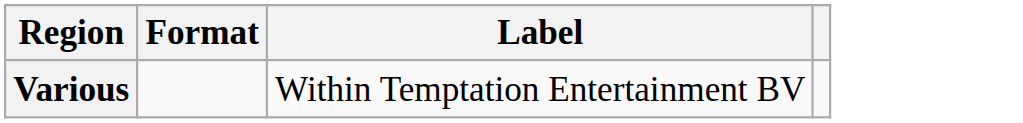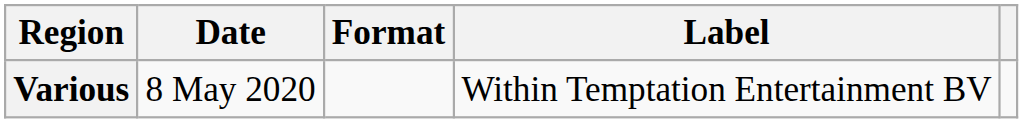+ column: (231, 32)
